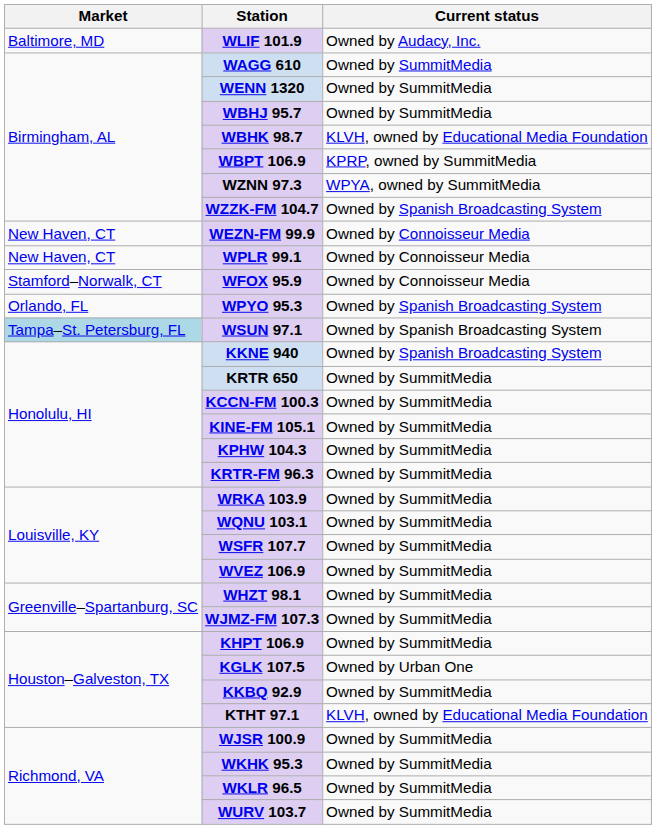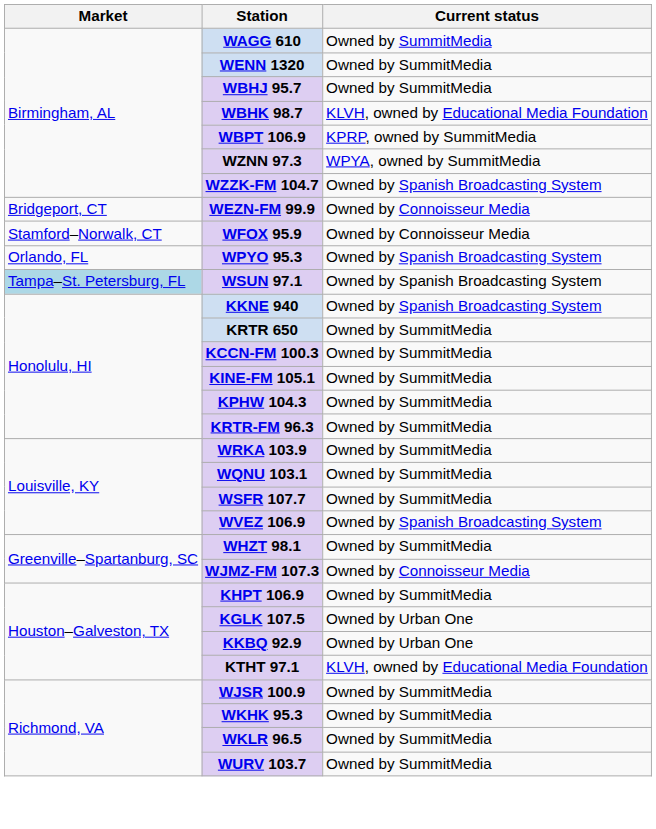- row: (262, 40)
(62, 233) New Haven, CT -> (57, 209) Bridgeport, CT
- row: (262, 257)
(409, 570) Owned by SummitMedia -> (464, 522) Owned by Spanish Broadcasting System
(409, 619) Owned by SummitMedia -> (428, 570) Owned by Connoisseur Media
(409, 691) Owned by SummitMedia -> (400, 643) Owned by Urban One
